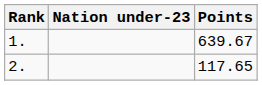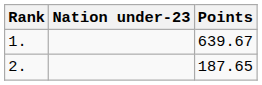(225, 67) 117.65 -> (225, 67) 187.65
